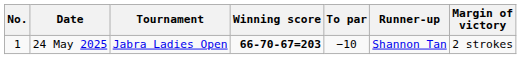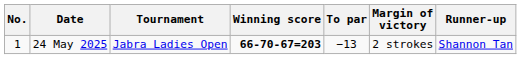columns swapped: (483, 20) <-> (410, 20)
(347, 45) −10 -> (347, 45) −13
